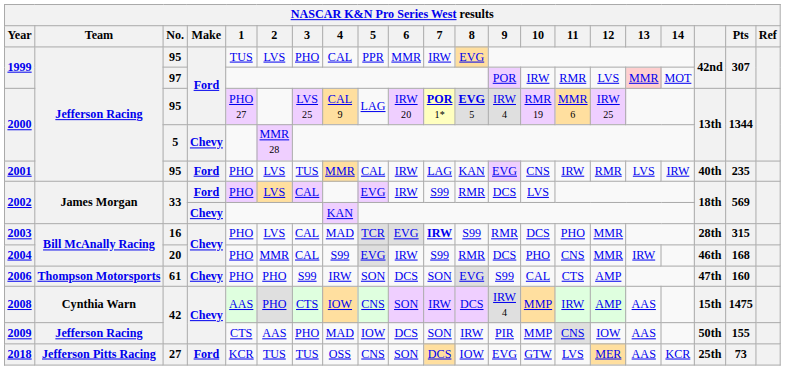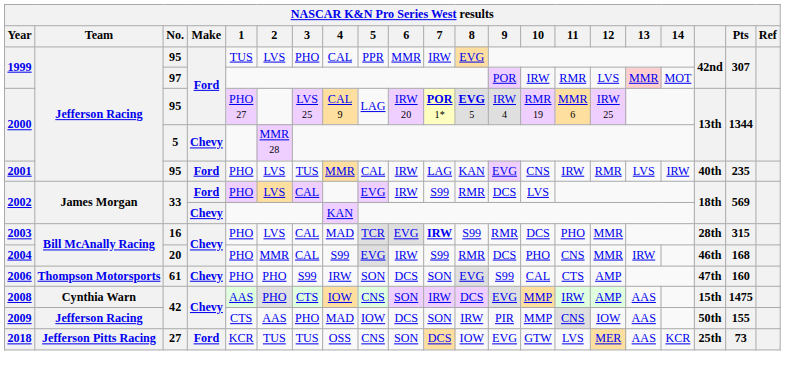(505, 304) IRW 4 -> (505, 297) EVG
